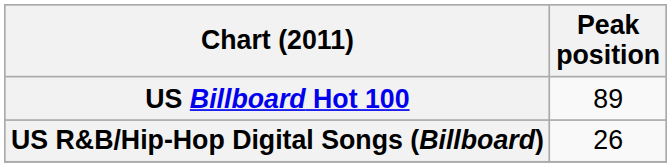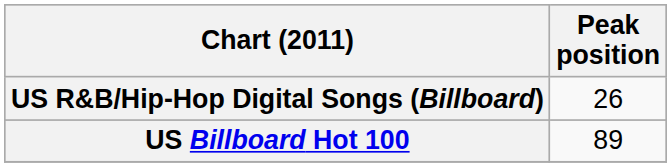rows swapped: (277, 98) <-> (277, 140)
